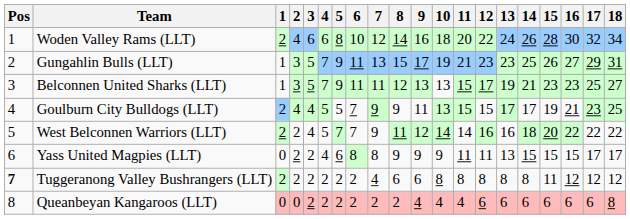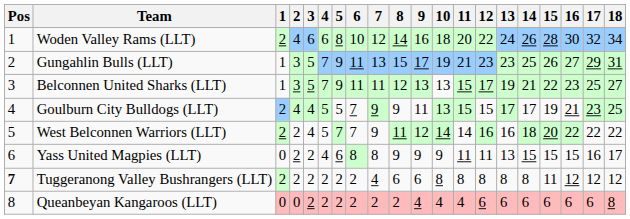(550, 86) 23 -> (550, 86) 22
(594, 156) 17 -> (594, 156) 16
